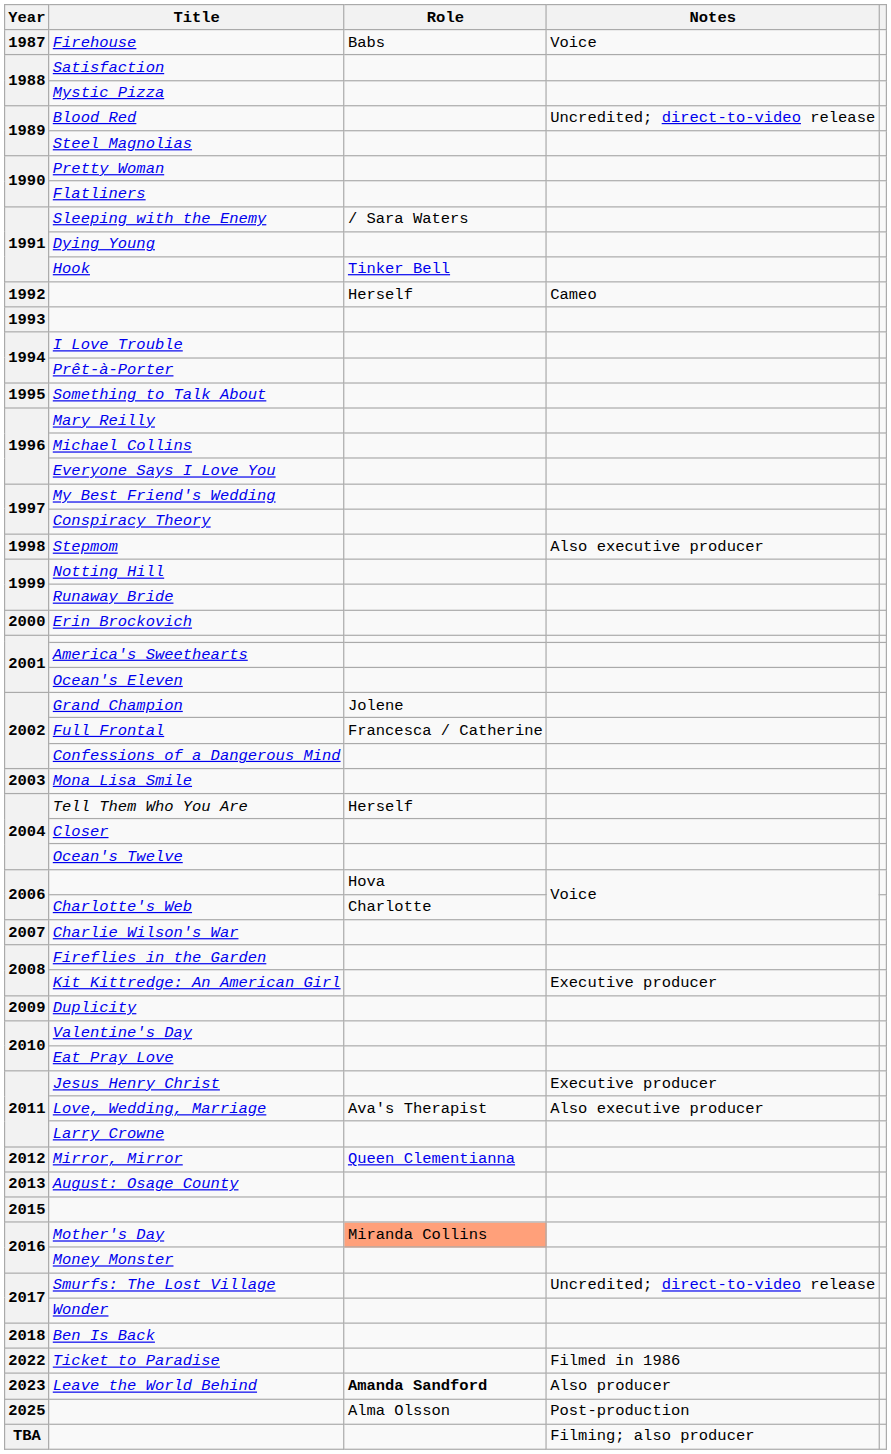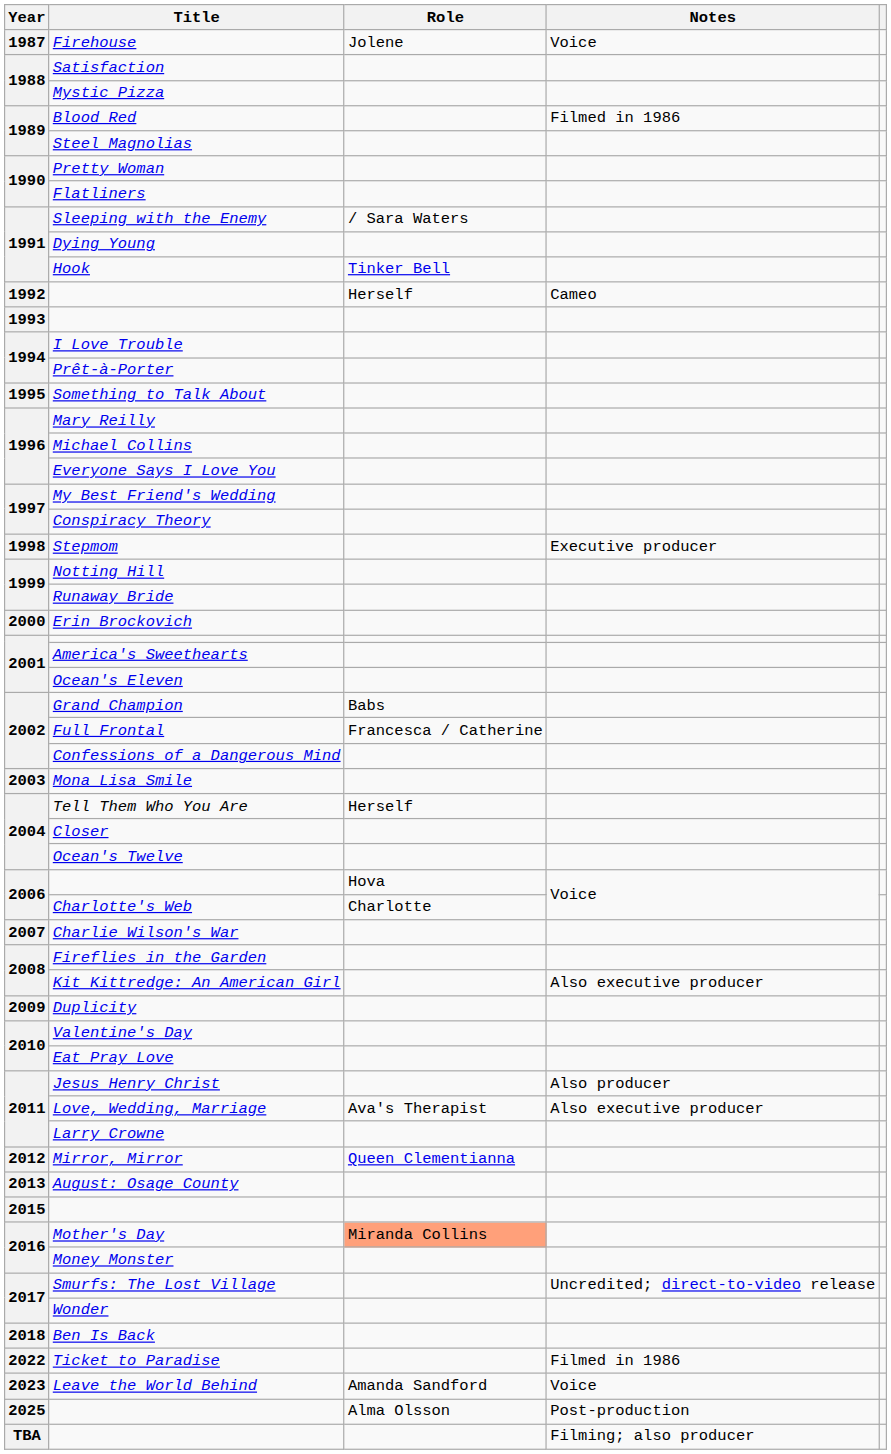(367, 42) Babs -> (376, 42) Jolene
(713, 118) Uncredited; direct-to-video release -> (615, 118) Filmed in 1986
(657, 547) Also executive producer -> (634, 547) Executive producer
(376, 705) Jolene -> (367, 705) Babs
(634, 983) Executive producer -> (657, 983) Also executive producer
(634, 1084) Executive producer -> (611, 1084) Also producer
(418, 1386) bold -> (418, 1386) normal
(611, 1386) Also producer -> (573, 1386) Voice
